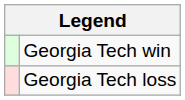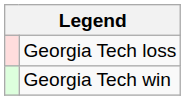rows swapped: (97, 50) <-> (100, 81)
